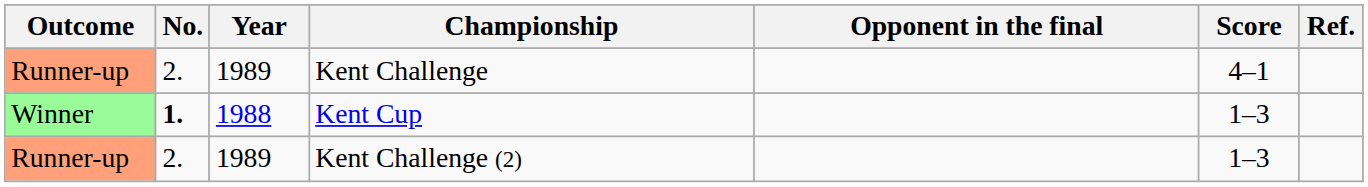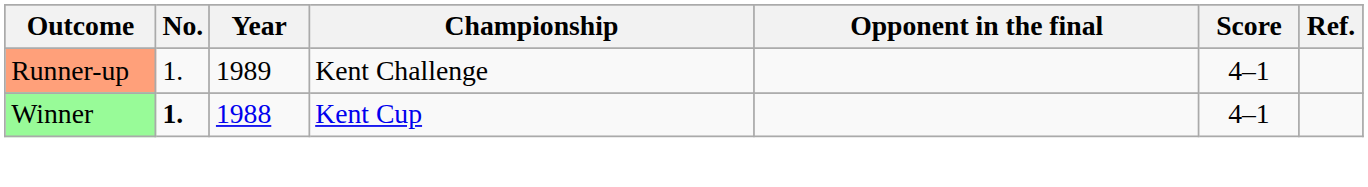(173, 70) 2. -> (173, 70) 1.
(1249, 114) 1–3 -> (1249, 114) 4–1
- row: (419, 158)
